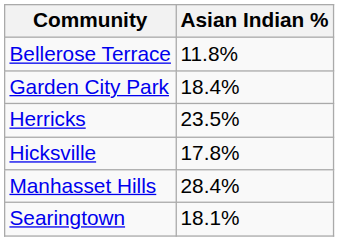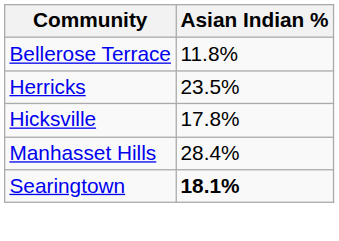- row: (89, 86)
(210, 218) normal -> (210, 185) bold
